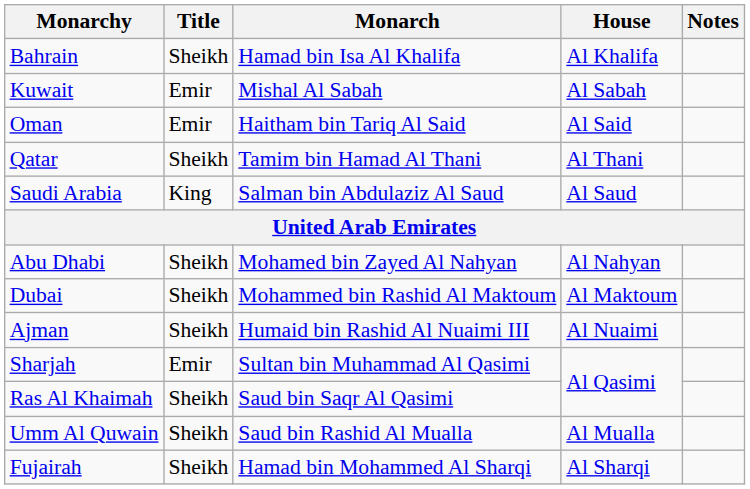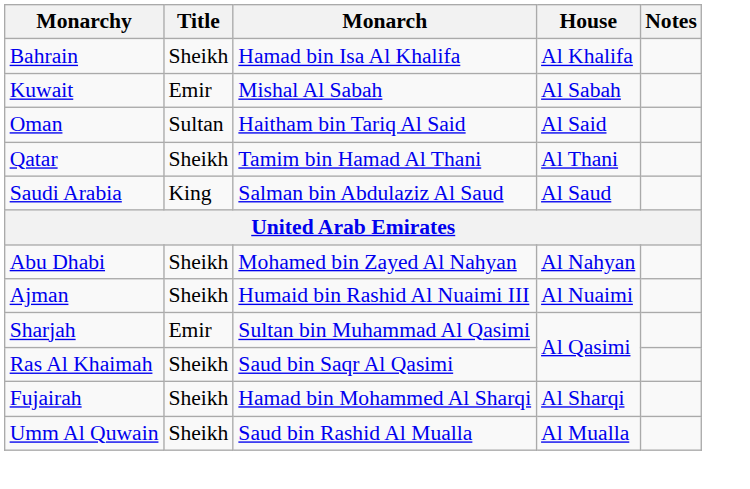(190, 124) Emir -> (196, 124) Sultan
- row: (36, 295)
rows swapped: (84, 432) <-> (46, 466)
